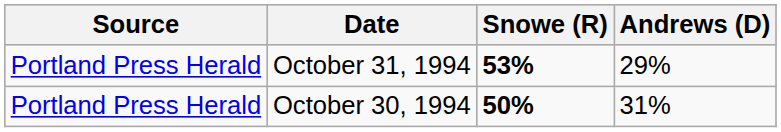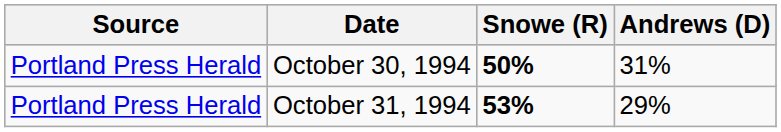rows swapped: (372, 106) <-> (372, 65)
